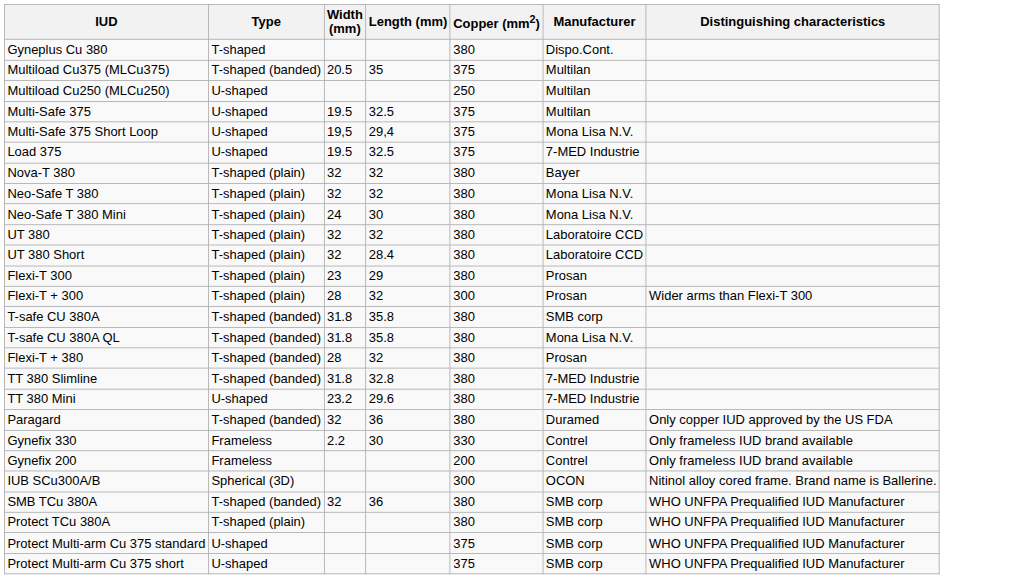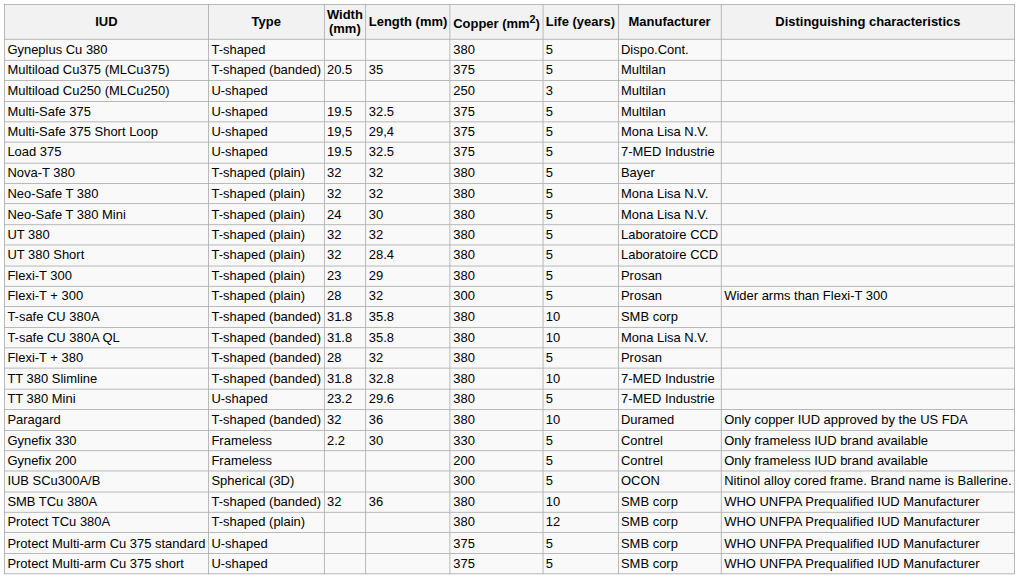+ column: (580, 22)
